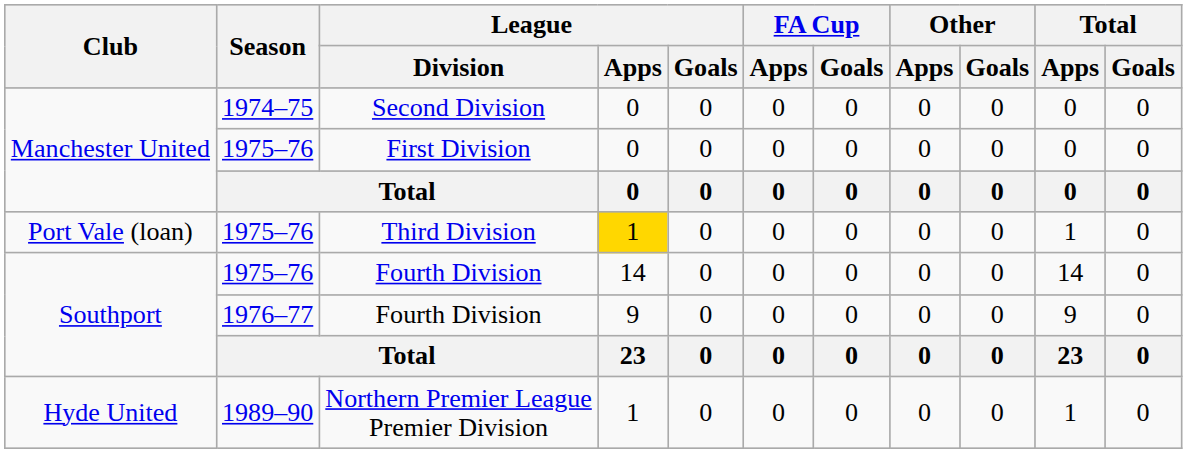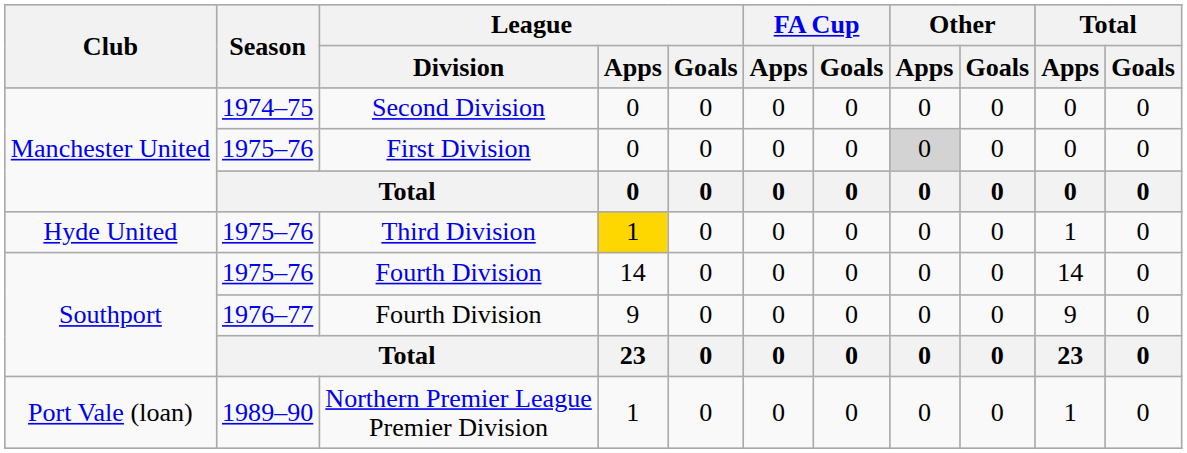(924, 149) no background -> (924, 149) lightgrey background
(110, 231) Port Vale (loan) -> (110, 231) Hyde United
(110, 412) Hyde United -> (110, 412) Port Vale (loan)
